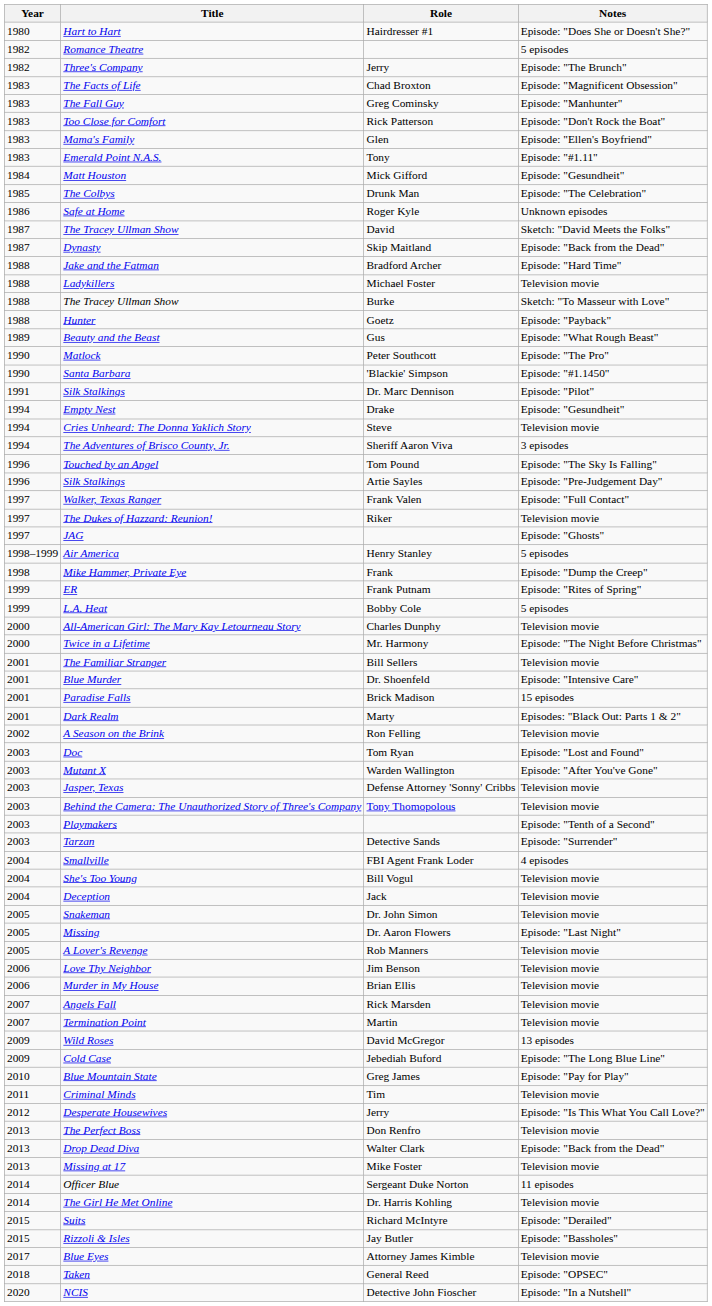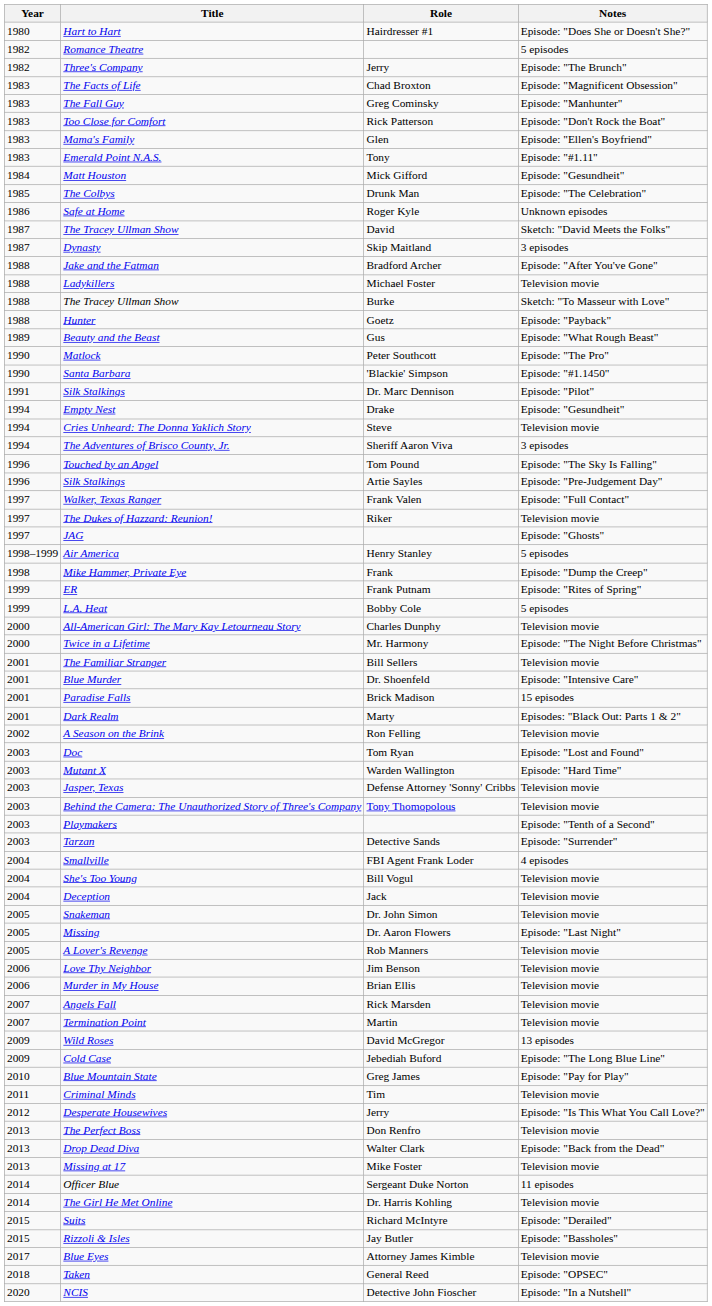(593, 247) Episode: "Back from the Dead" -> (545, 247) 3 episodes
(571, 265) Episode: "Hard Time" -> (589, 265) Episode: "After You've Gone"
(589, 770) Episode: "After You've Gone" -> (571, 770) Episode: "Hard Time"
